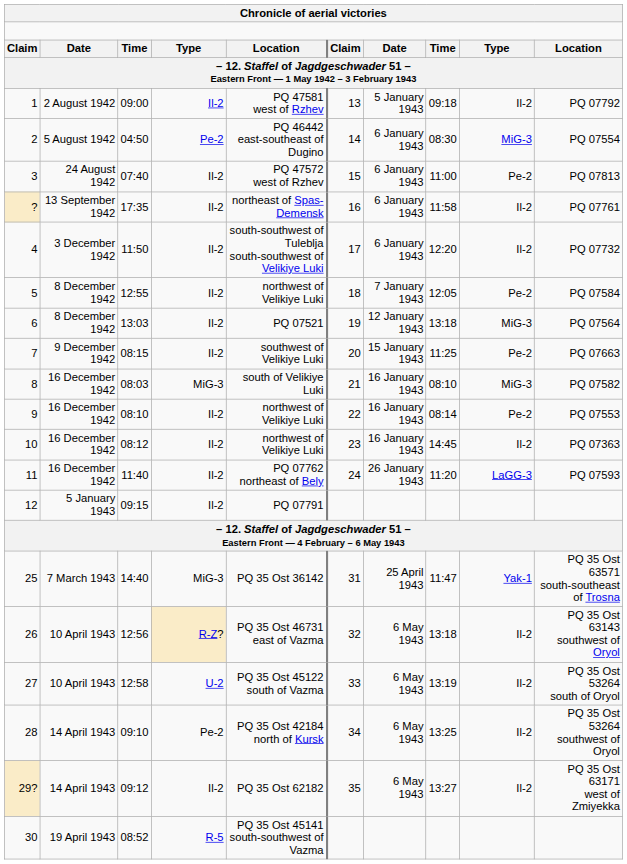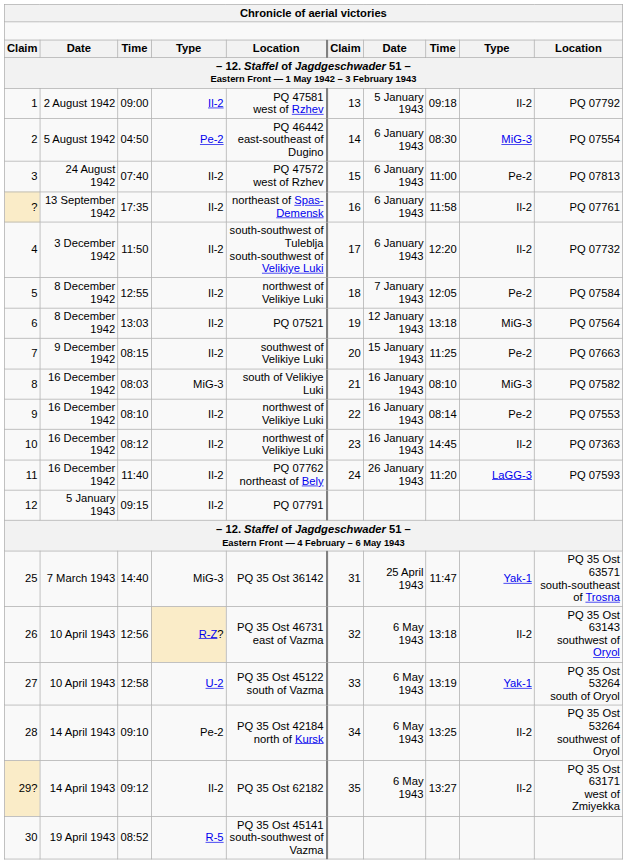(524, 683) Il-2 -> (518, 683) Yak-1
